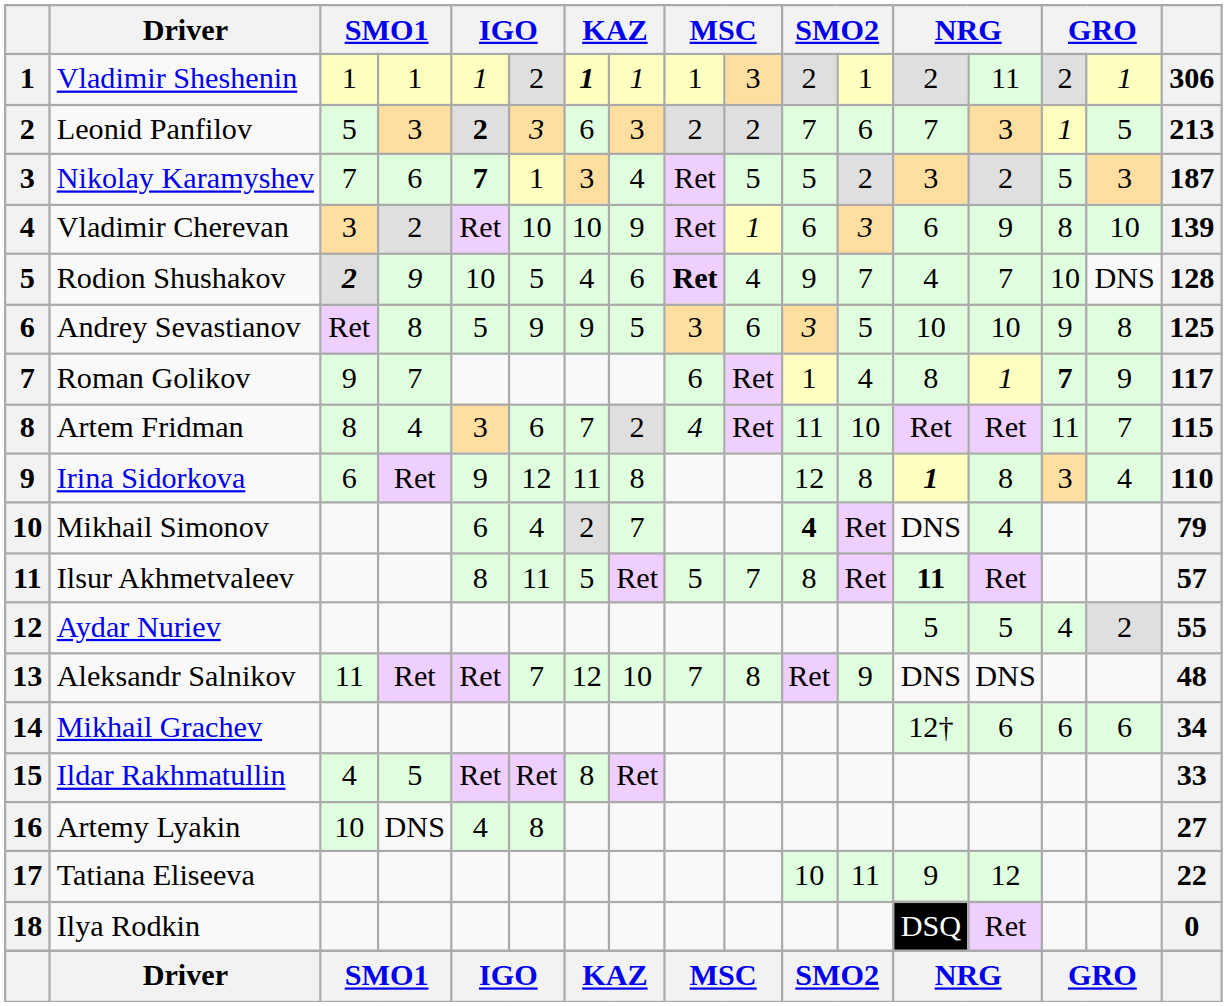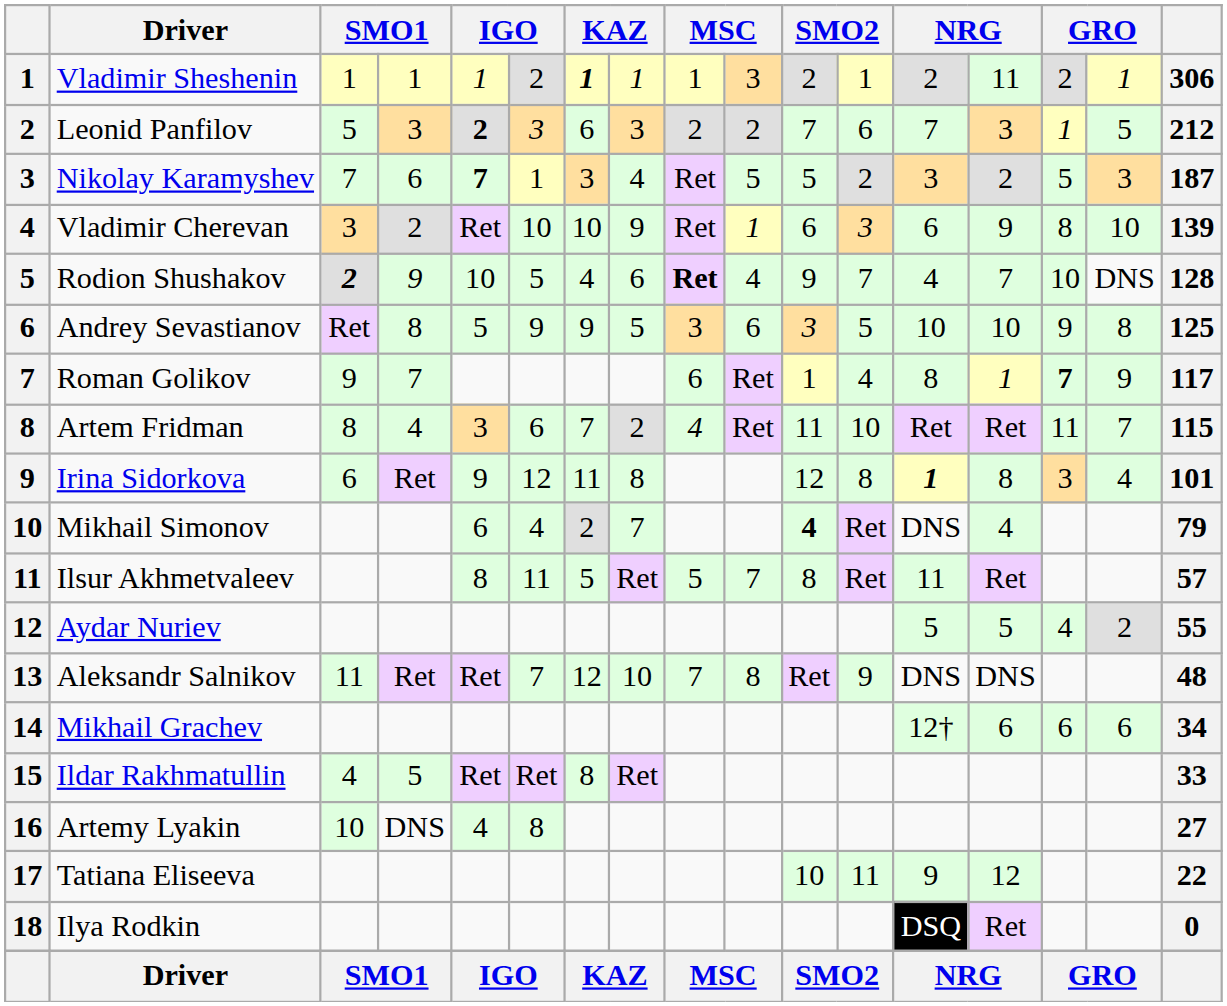(1192, 128) 213 -> (1192, 128) 212
(1192, 477) 110 -> (1192, 477) 101
(931, 576) bold -> (931, 576) normal
